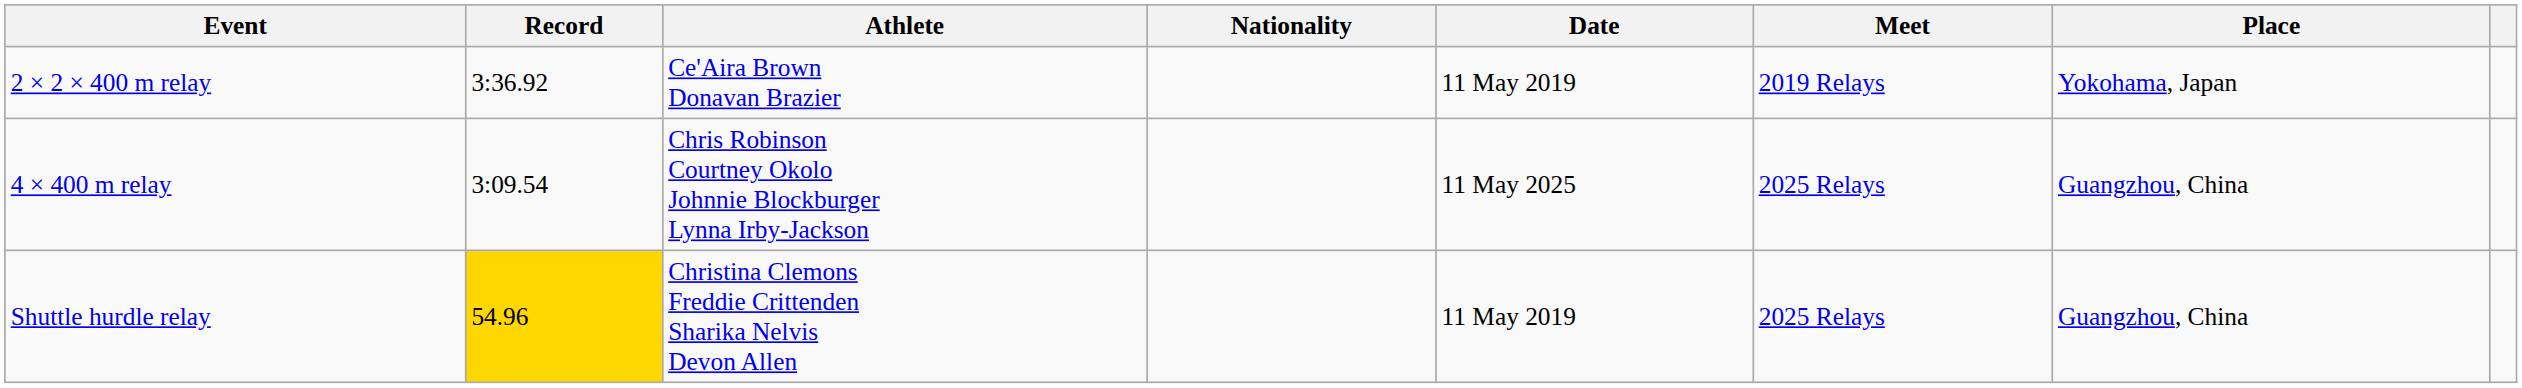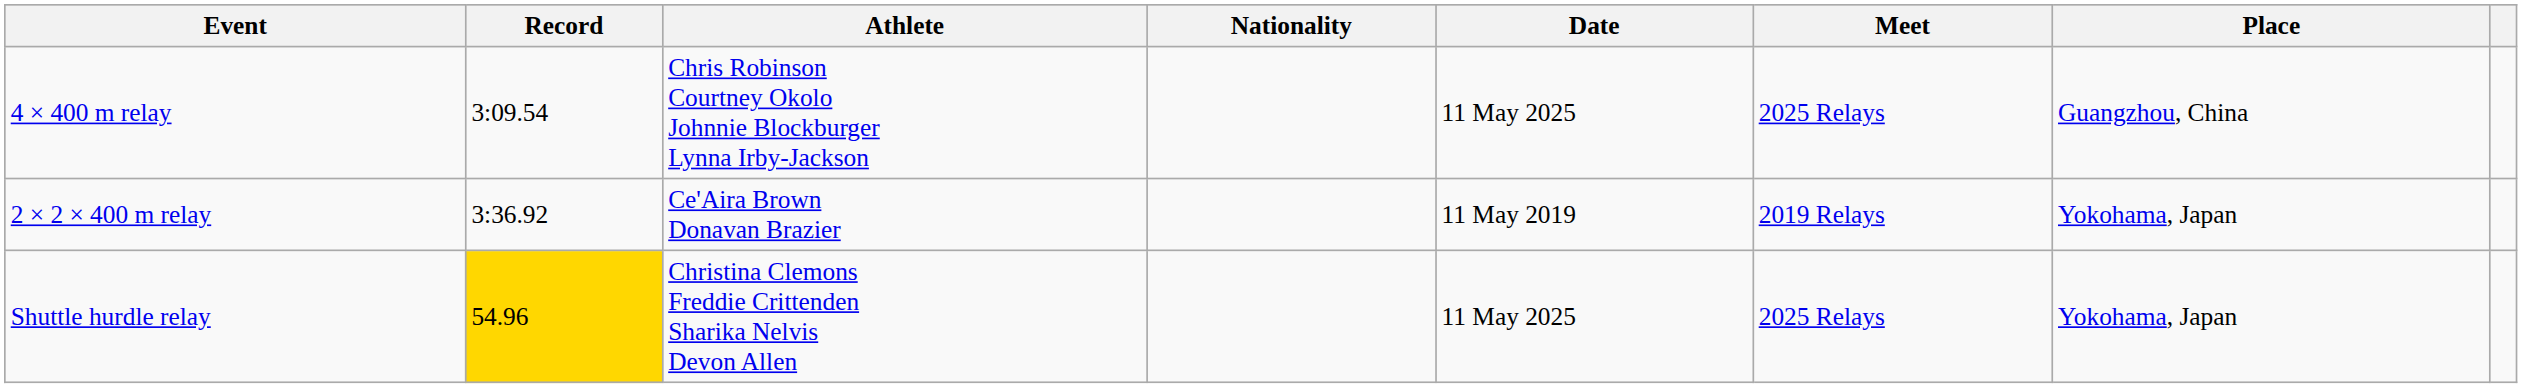rows swapped: (91, 184) <-> (111, 82)
(1509, 316) 11 May 2019 -> (1509, 316) 11 May 2025
(2153, 316) Guangzhou, China -> (2148, 316) Yokohama, Japan
